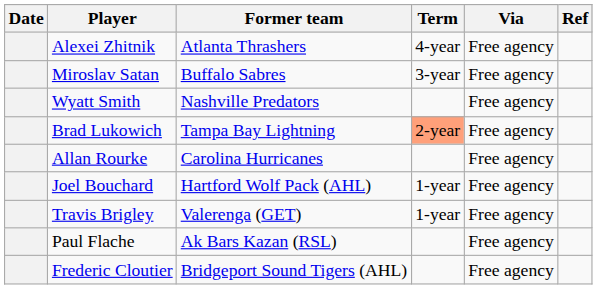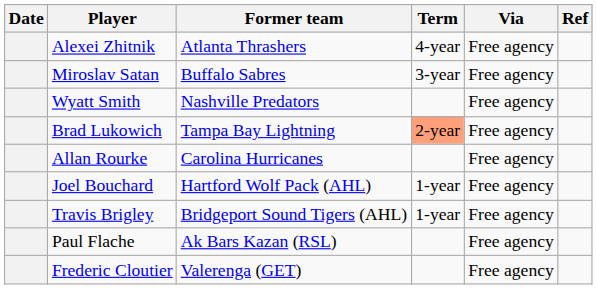(241, 213) Valerenga (GET) -> (294, 213) Bridgeport Sound Tigers (AHL)
(294, 269) Bridgeport Sound Tigers (AHL) -> (241, 269) Valerenga (GET)
